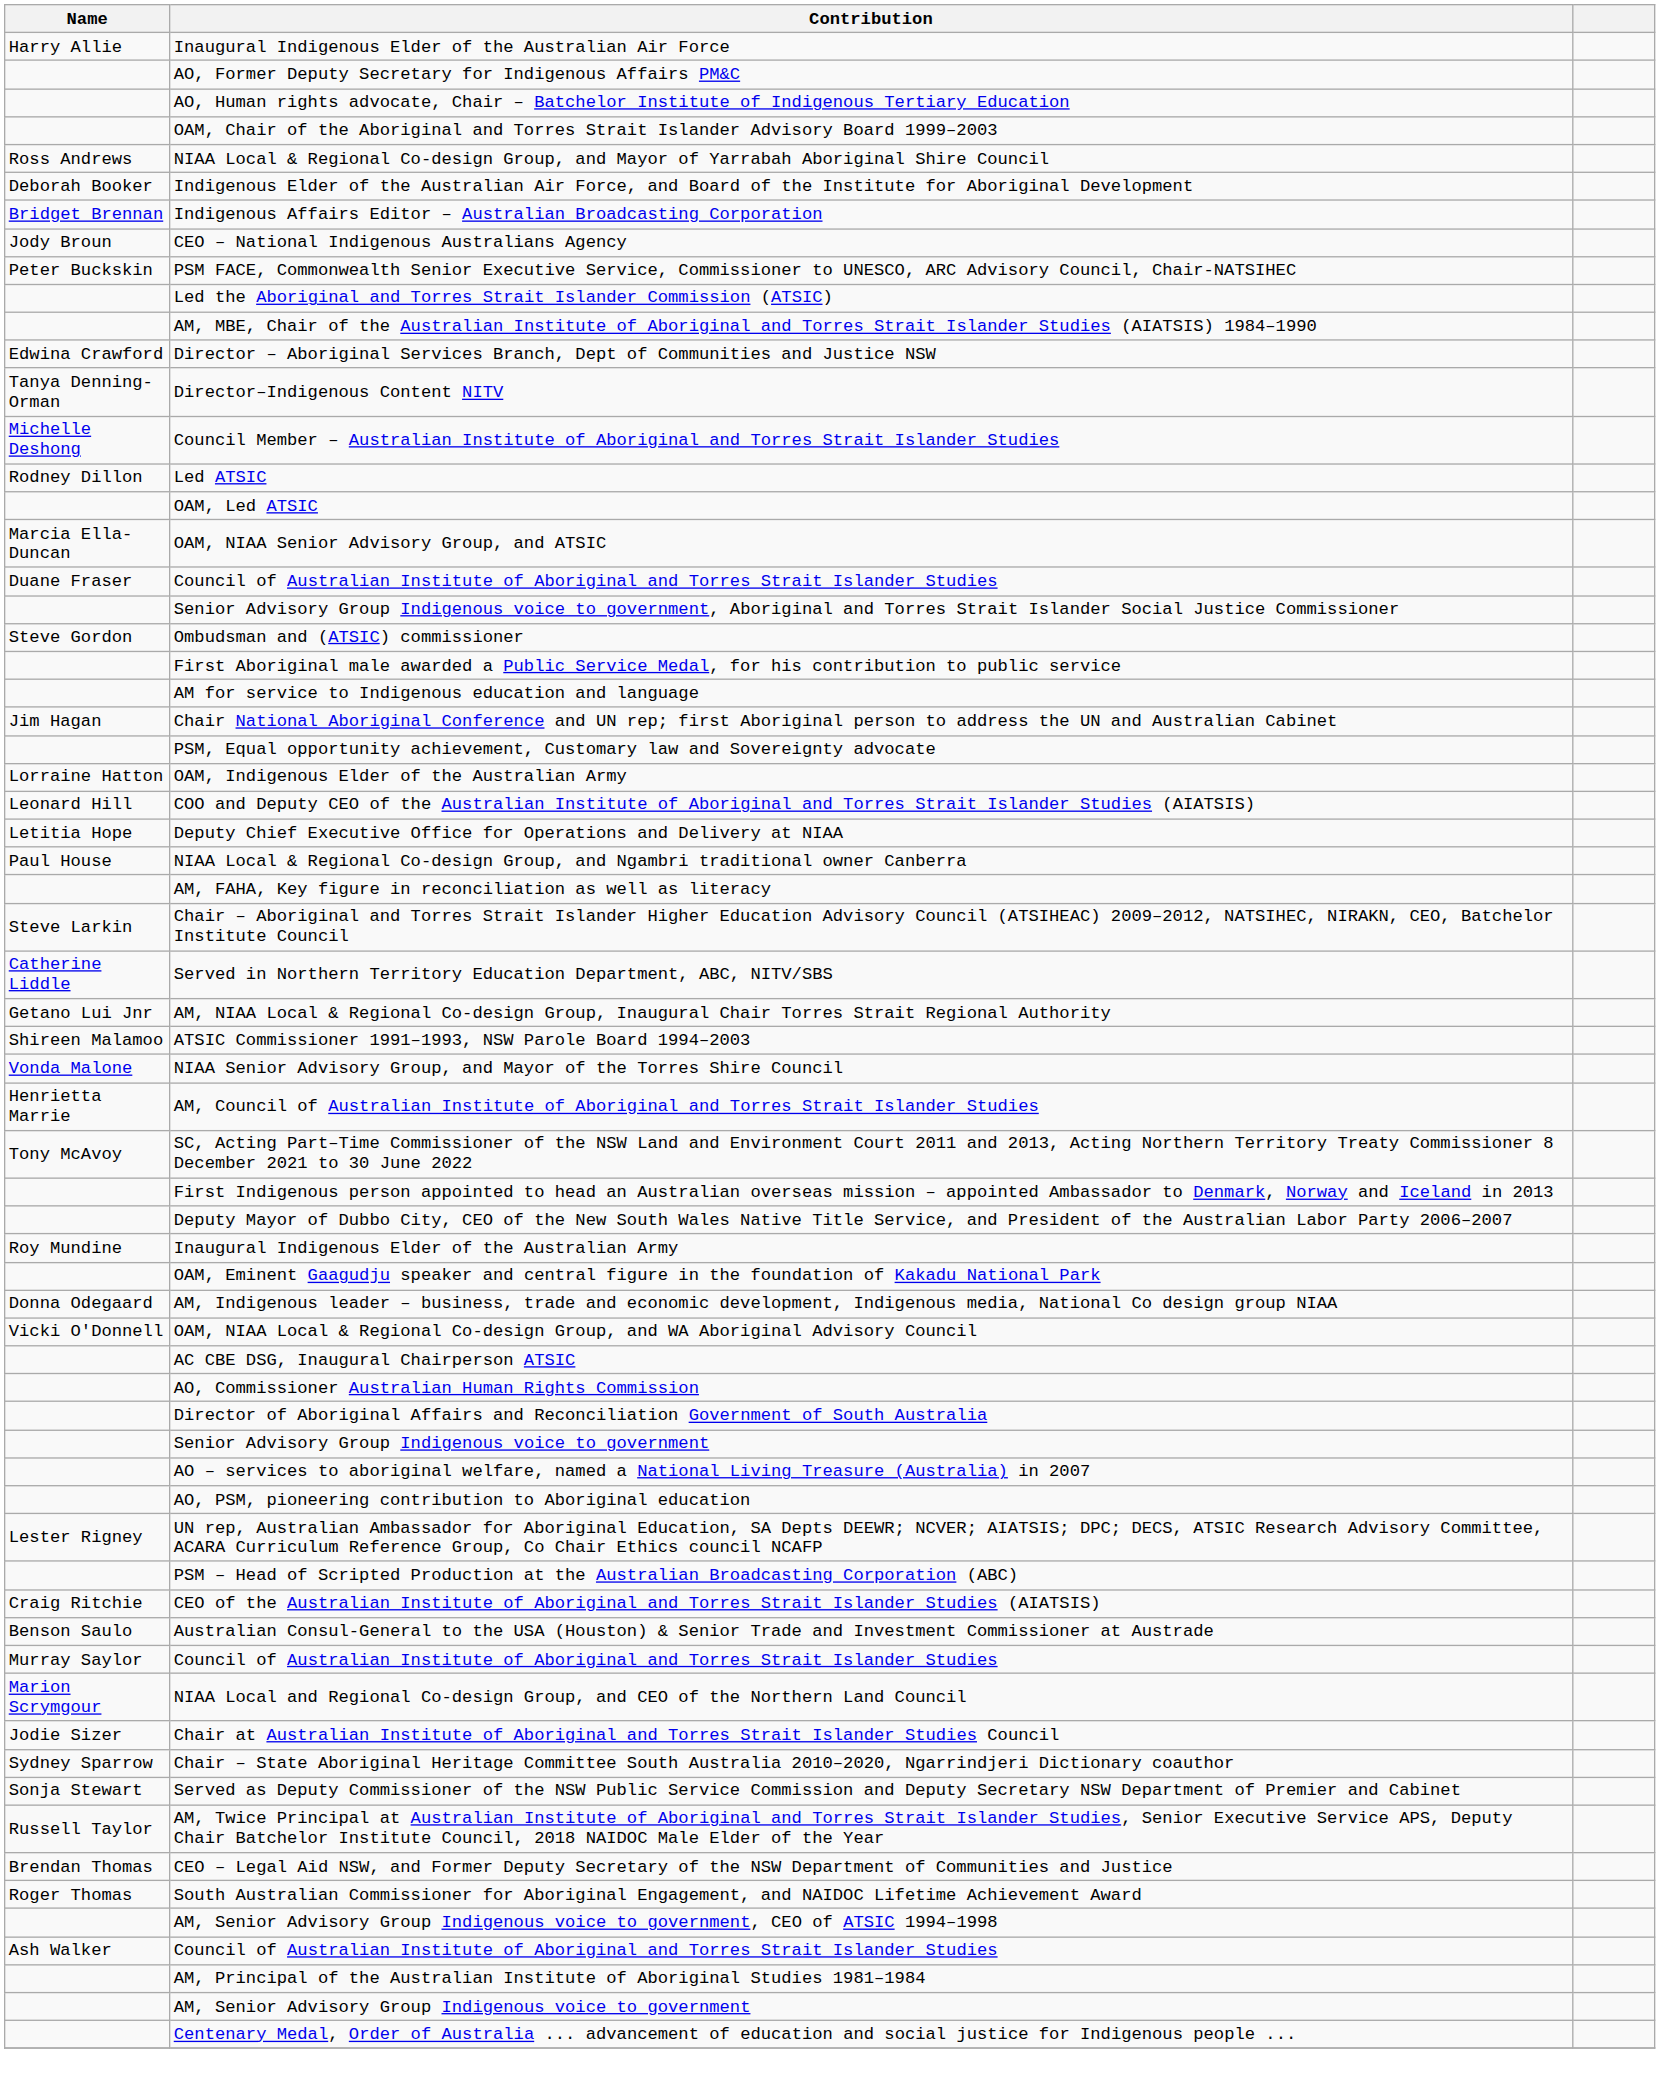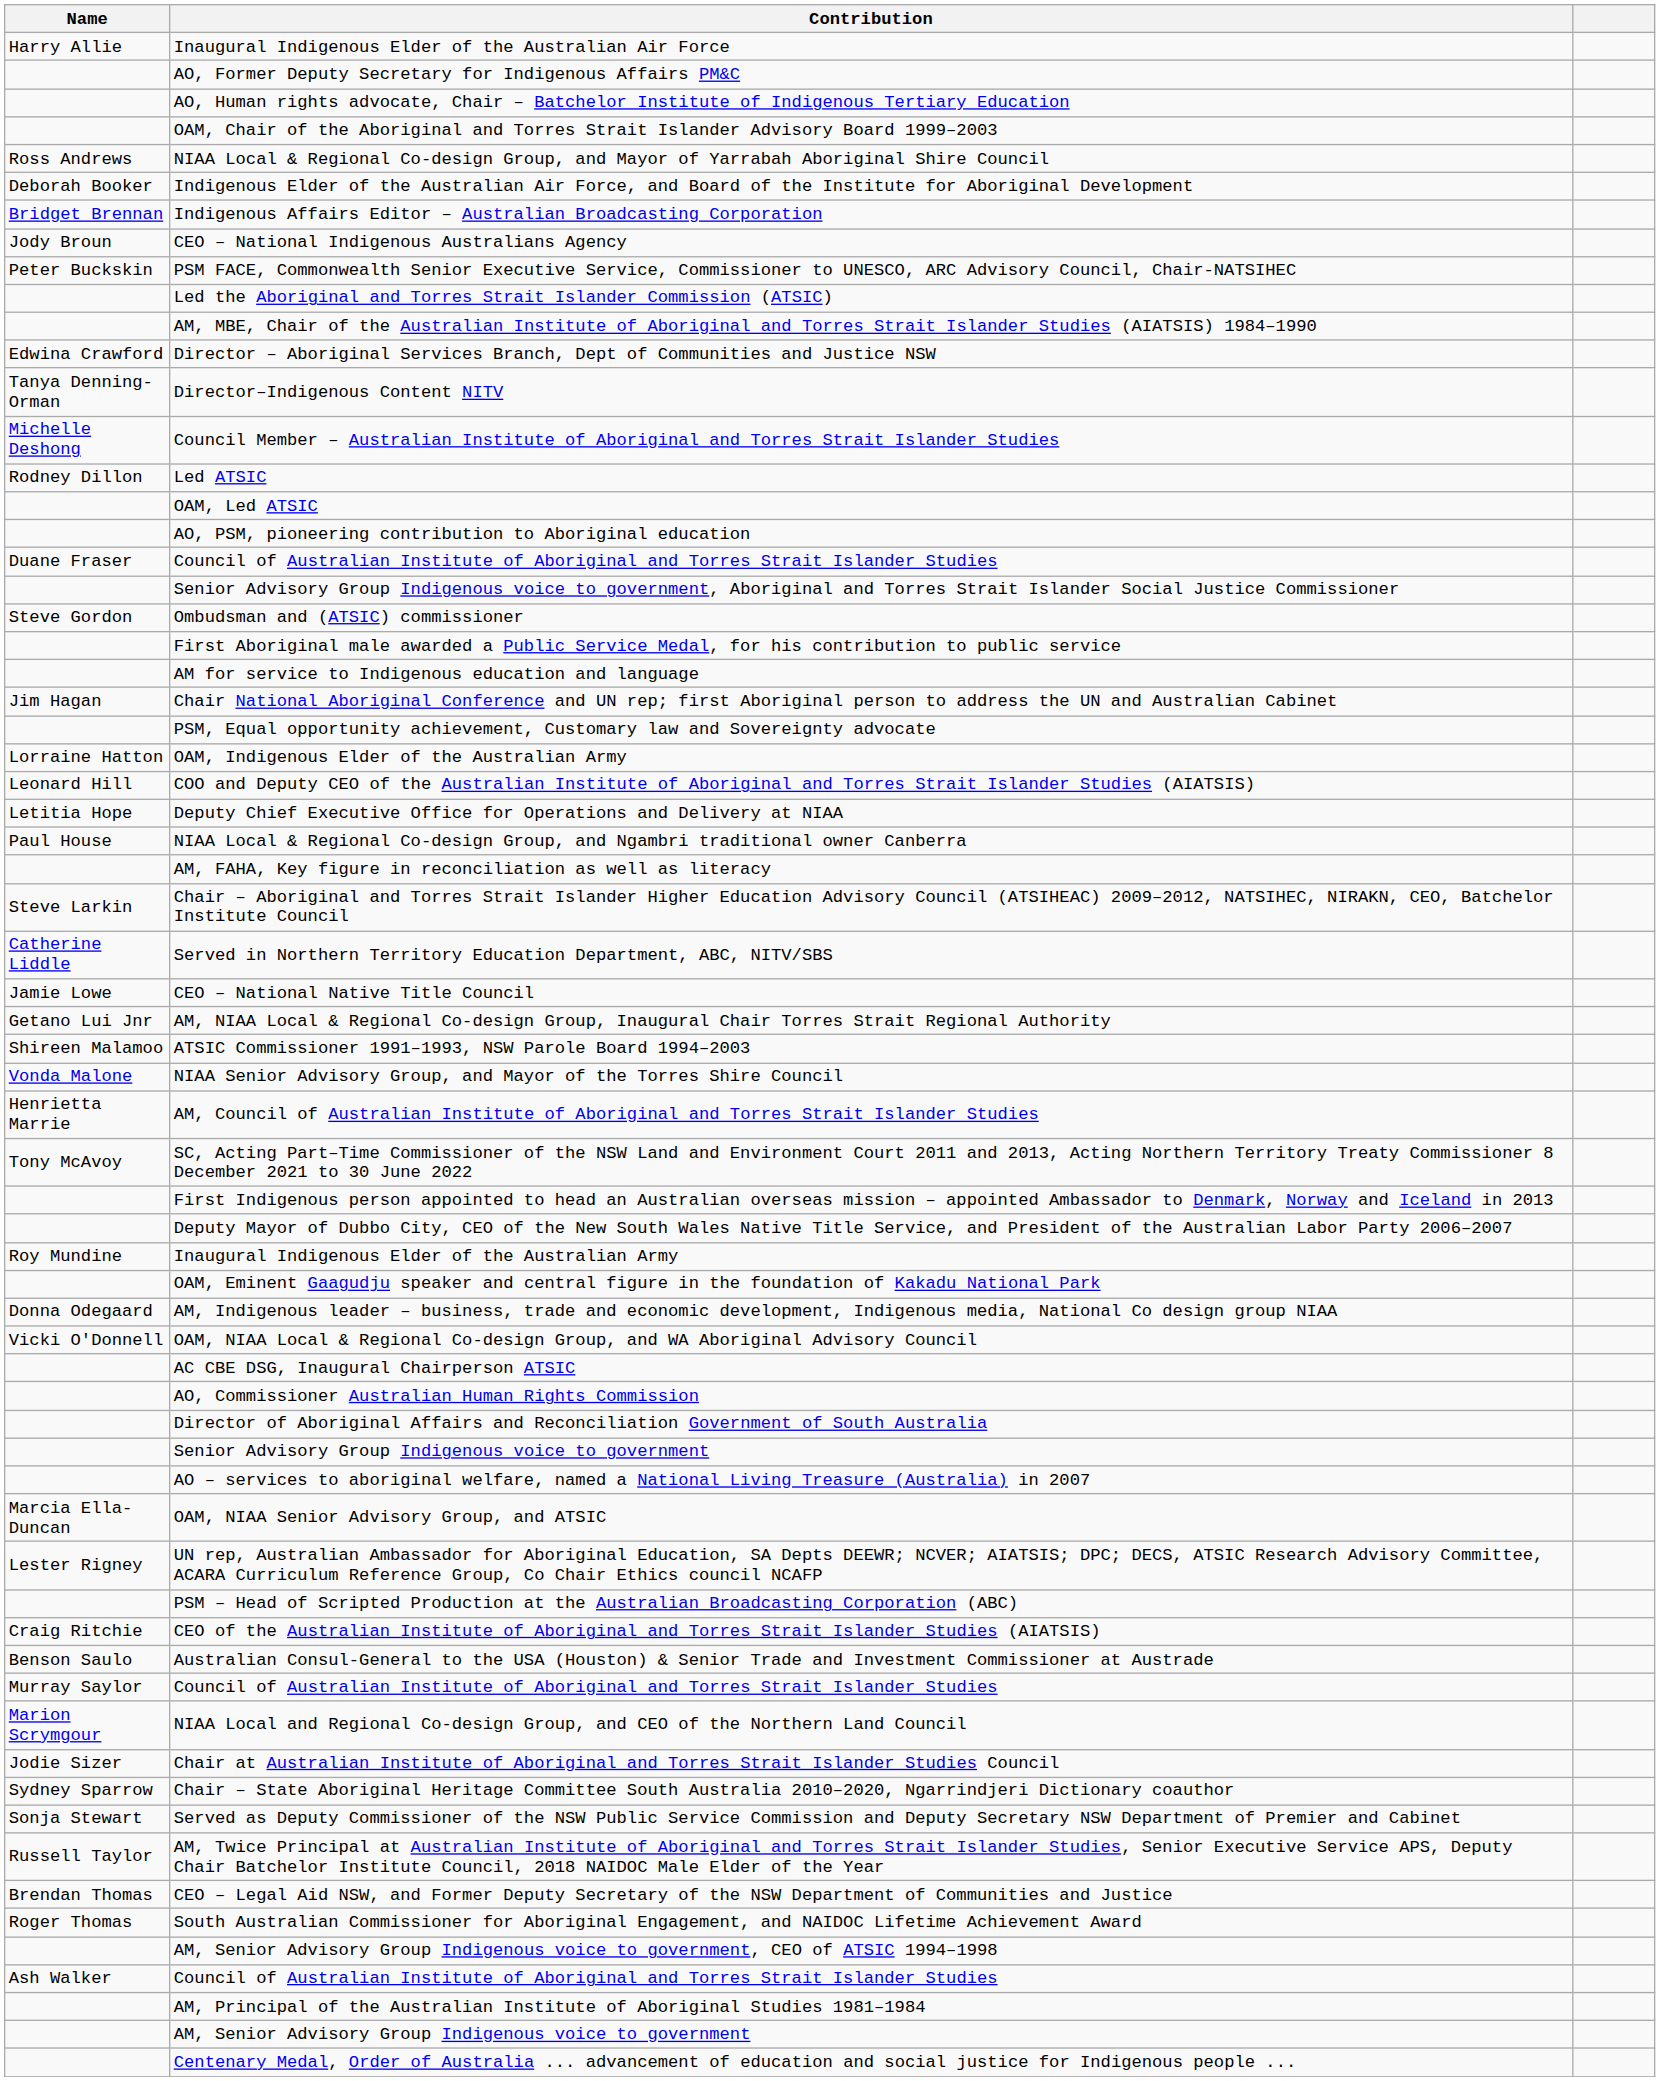rows swapped: (71, 544) <-> (87, 1500)
+ row: (60, 993)
